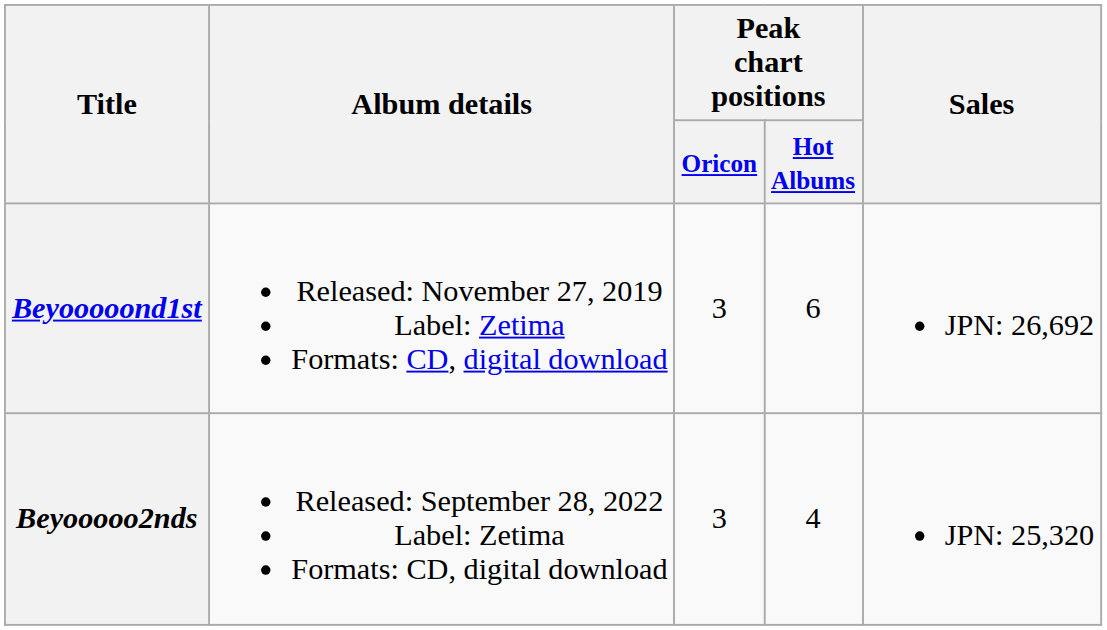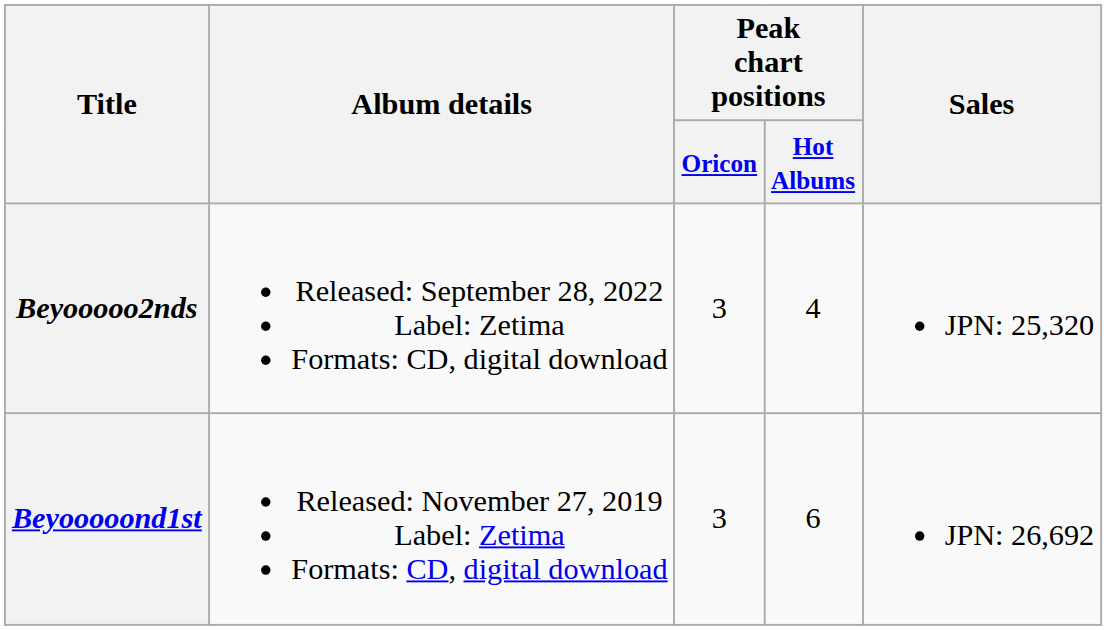rows swapped: (107, 307) <-> (107, 518)
